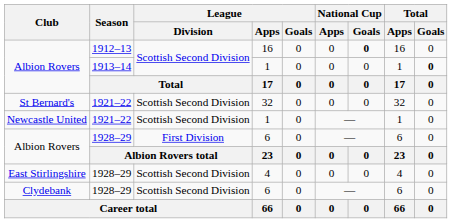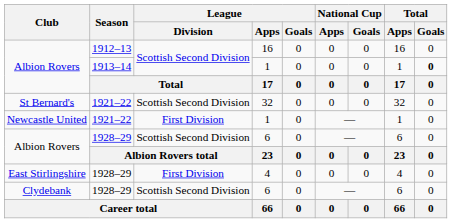(366, 48) bold -> (366, 48) normal
(193, 119) Scottish Second Division -> (193, 119) First Division
(193, 137) First Division -> (193, 137) Scottish Second Division
(193, 173) Scottish Second Division -> (193, 173) First Division
